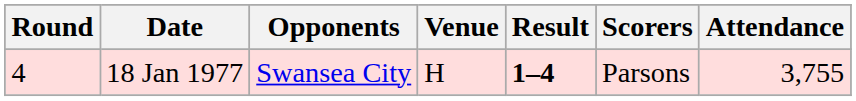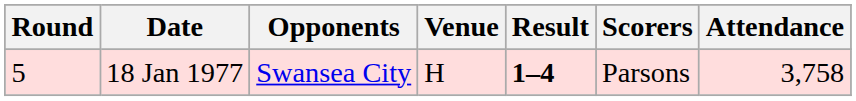(18, 71) 4 -> (18, 71) 5
(812, 71) 3,755 -> (812, 71) 3,758
